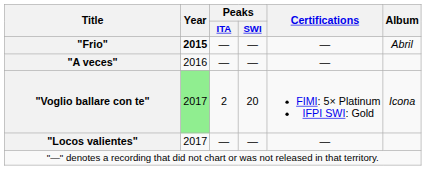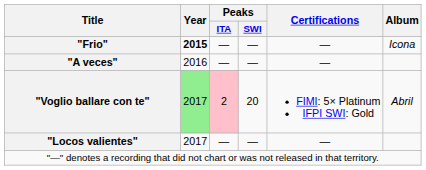(402, 45) Abril -> (402, 45) Icona
(224, 102) no background -> (224, 102) pink background
(402, 102) Icona -> (402, 102) Abril
